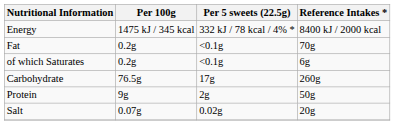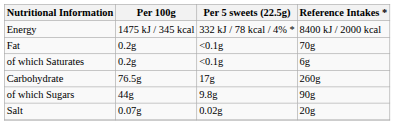+ row: (41, 95)
- row: (22, 95)
